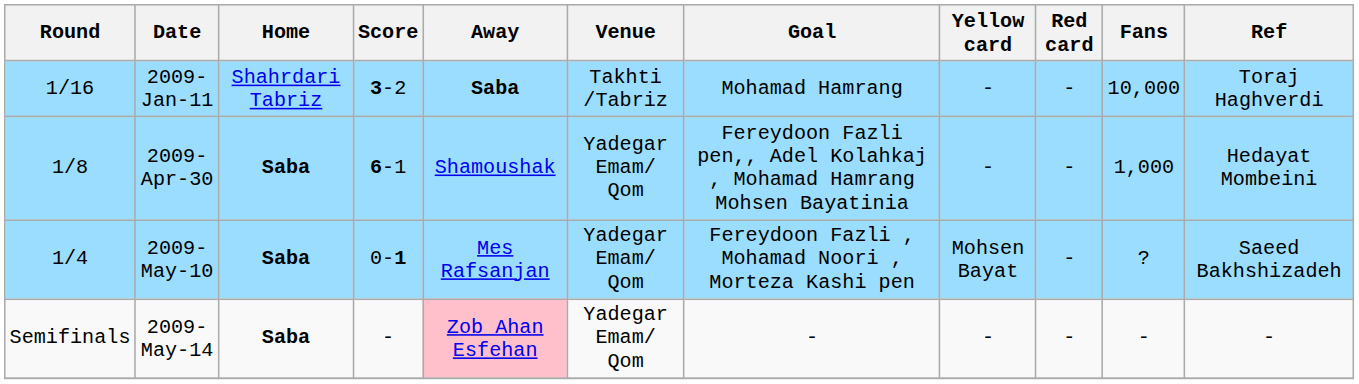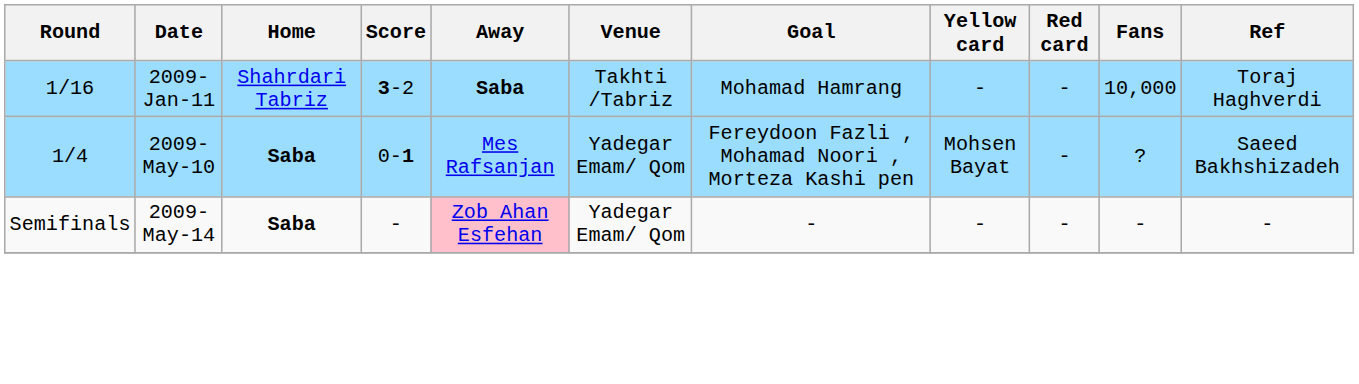- row: (177, 168)
